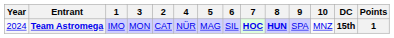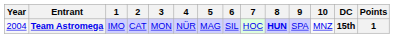columns swapped: (163, 12) <-> (140, 12)
(17, 26) 2024 -> (17, 26) 2004
(253, 26) bold -> (253, 26) normal
